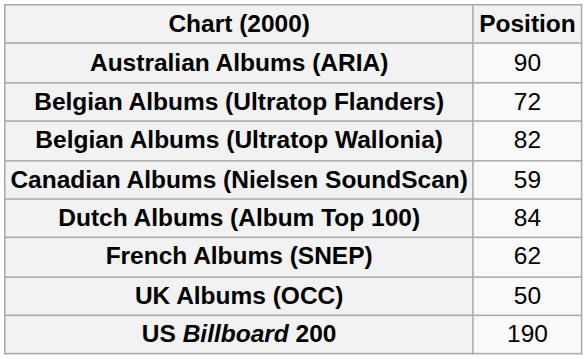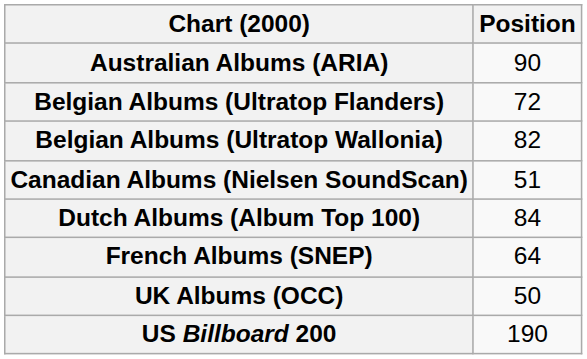(527, 179) 59 -> (527, 179) 51
(527, 256) 62 -> (527, 256) 64
